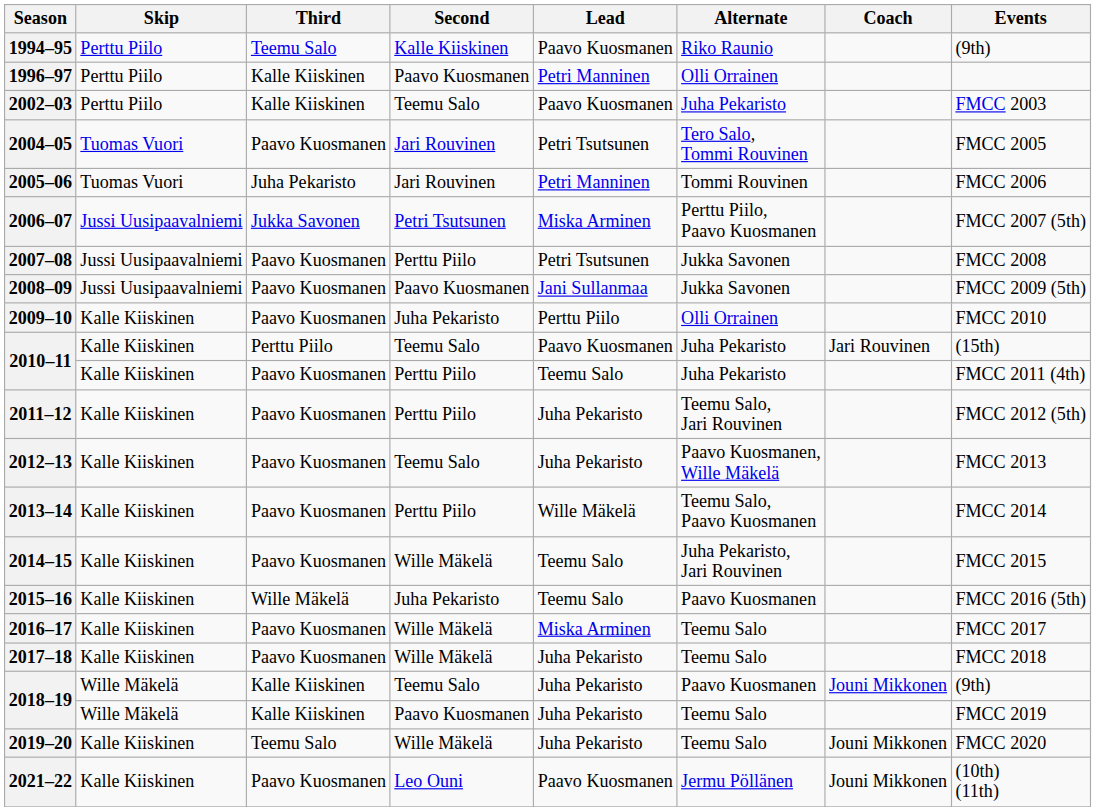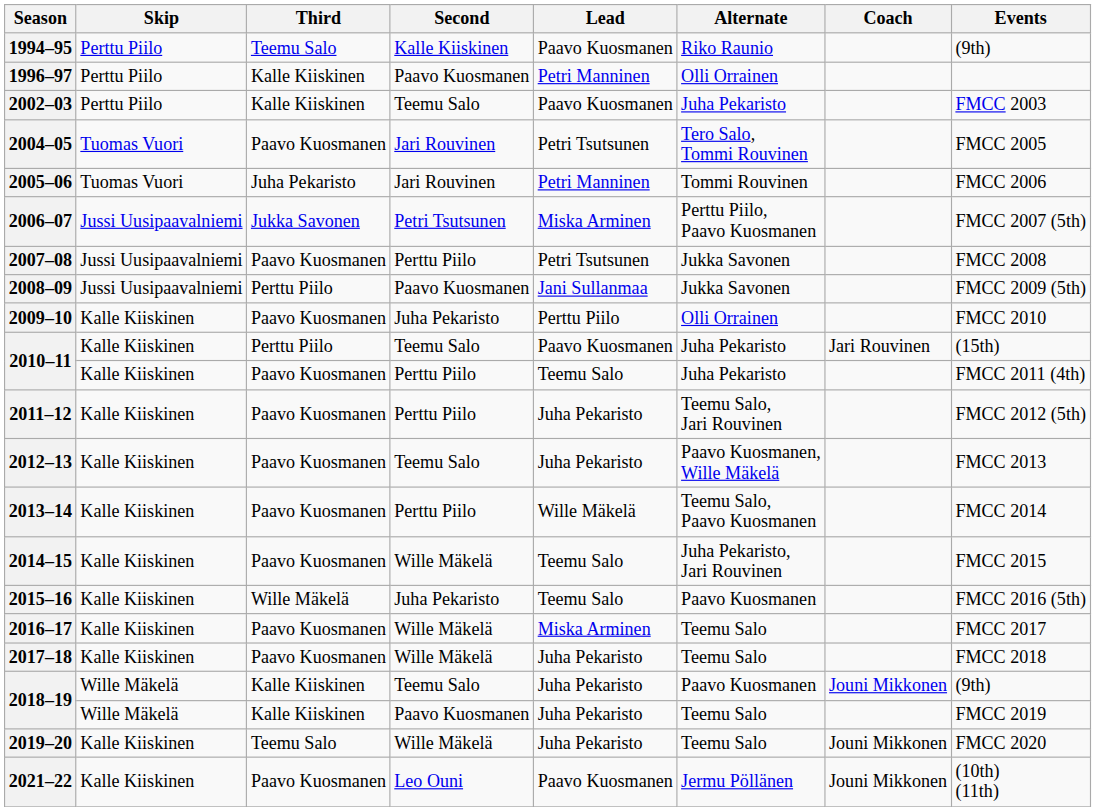(318, 288) Paavo Kuosmanen -> (292, 288) Perttu Piilo
